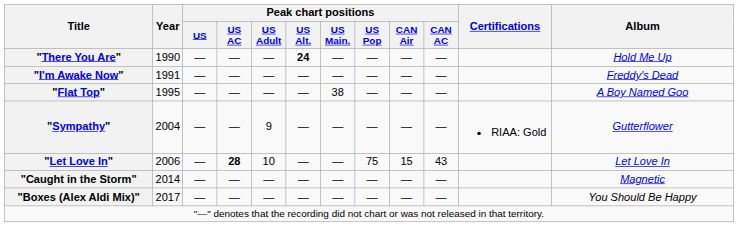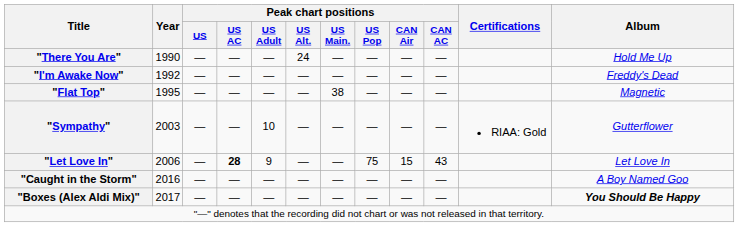(303, 57) bold -> (303, 57) normal
(168, 75) 1991 -> (168, 75) 1992
(643, 92) A Boy Named Goo -> (643, 92) Magnetic
(168, 127) 2004 -> (168, 127) 2003
(269, 127) 9 -> (269, 127) 10
(269, 162) 10 -> (269, 162) 9
(168, 179) 2014 -> (168, 179) 2016
(643, 179) Magnetic -> (643, 179) A Boy Named Goo
(643, 197) normal -> (643, 197) bold
